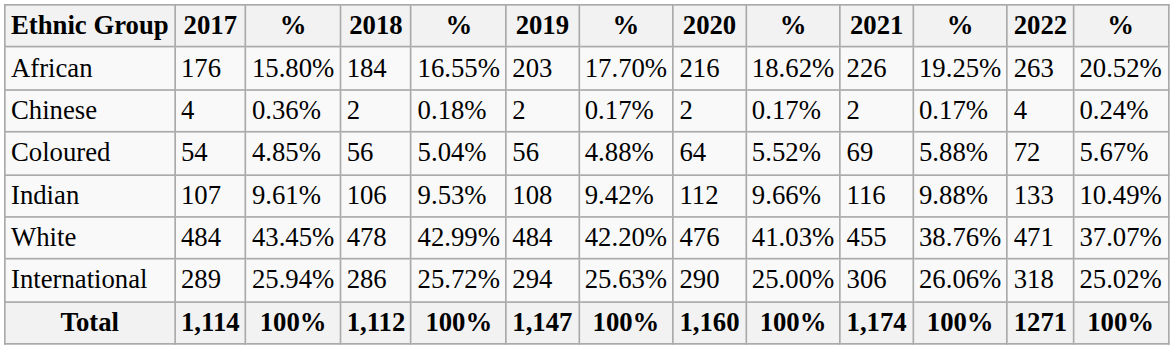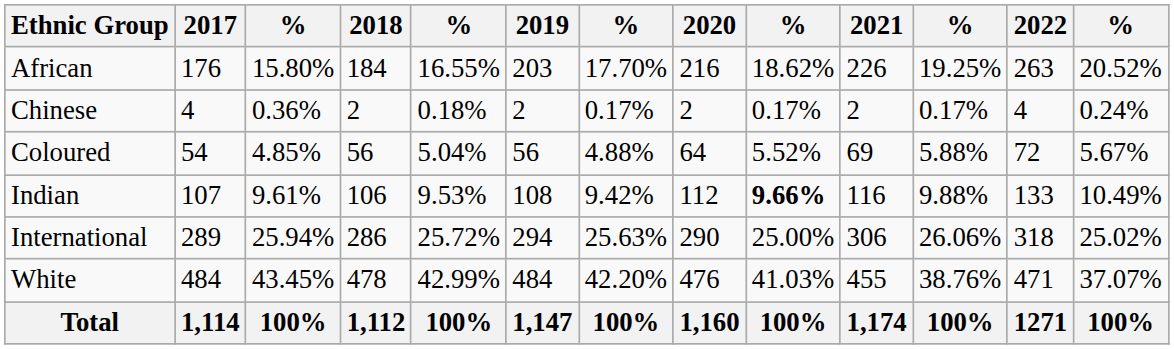(786, 195) normal -> (789, 195) bold
rows swapped: (44, 237) <-> (79, 279)
